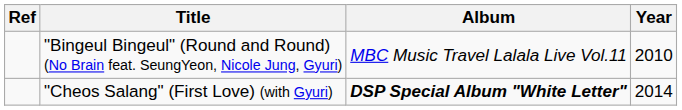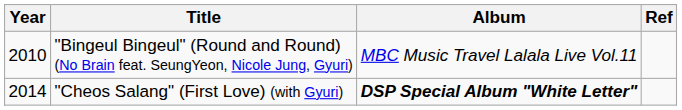columns swapped: (654, 18) <-> (22, 18)
